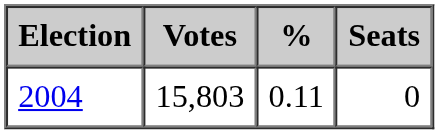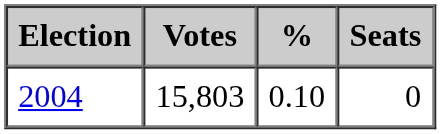(296, 96) 0.11 -> (297, 96) 0.10
